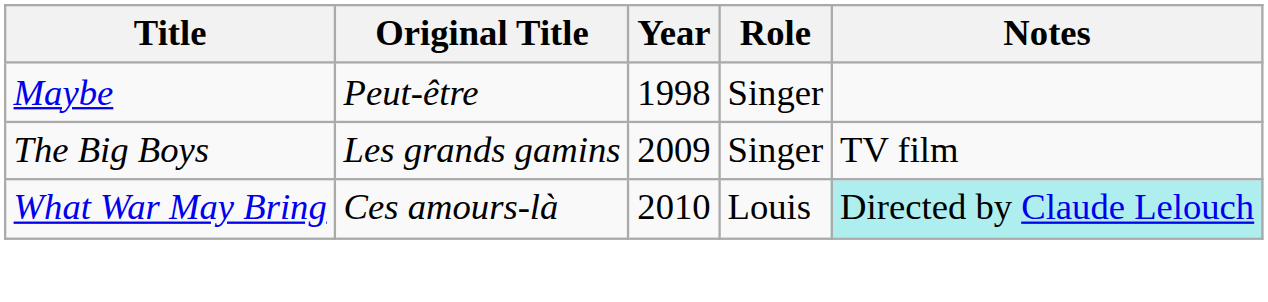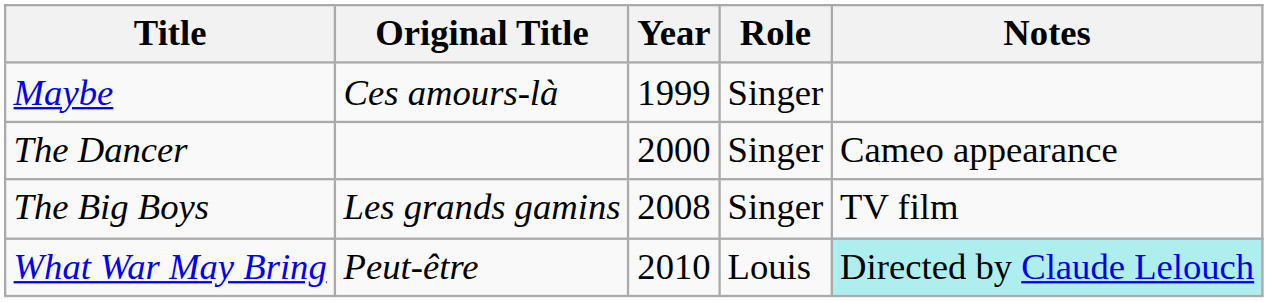(411, 91) Peut-être -> (451, 91) Ces amours-là
(674, 91) 1998 -> (674, 91) 1999
+ row: (101, 149)
(674, 149) 2009 -> (674, 207) 2008
(451, 207) Ces amours-là -> (411, 265) Peut-être
